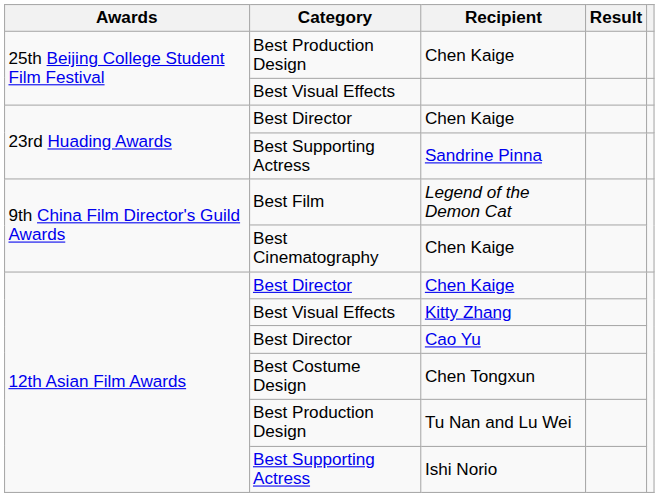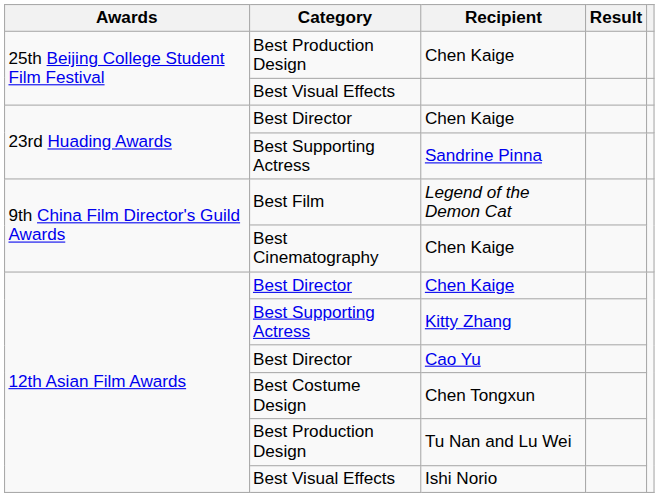(324, 312) Best Visual Effects -> (314, 321) Best Supporting Actress
(314, 469) Best Supporting Actress -> (324, 478) Best Visual Effects
